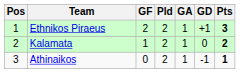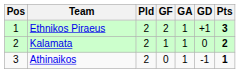columns swapped: (165, 12) <-> (145, 12)
